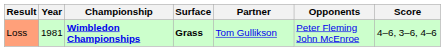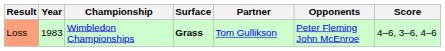(52, 33) 1981 -> (52, 33) 1983
(104, 33) bold -> (101, 33) normal
